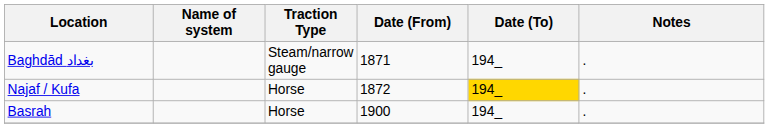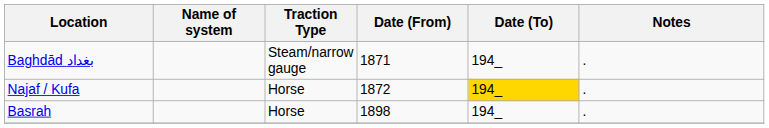(375, 111) 1900 -> (375, 111) 1898
